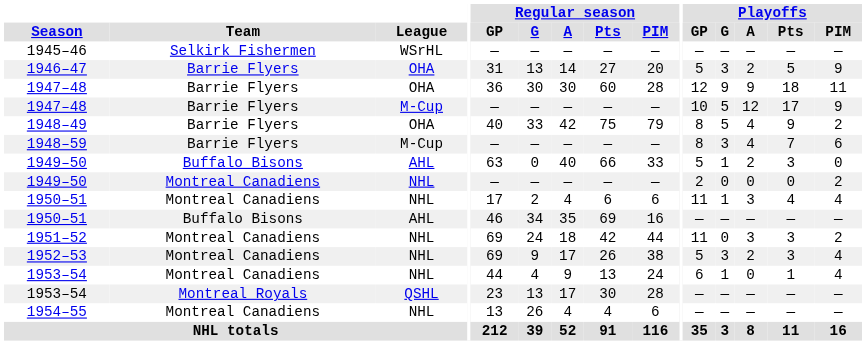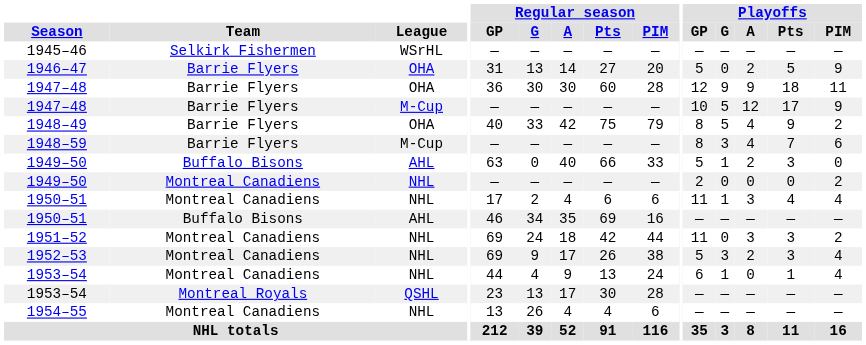(725, 69) 3 -> (725, 69) 0
